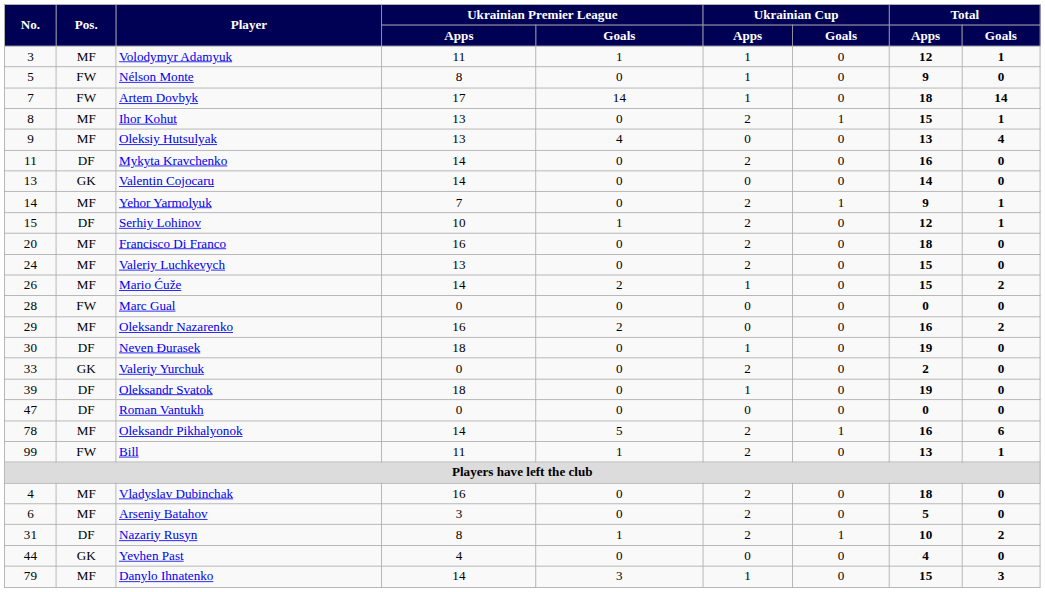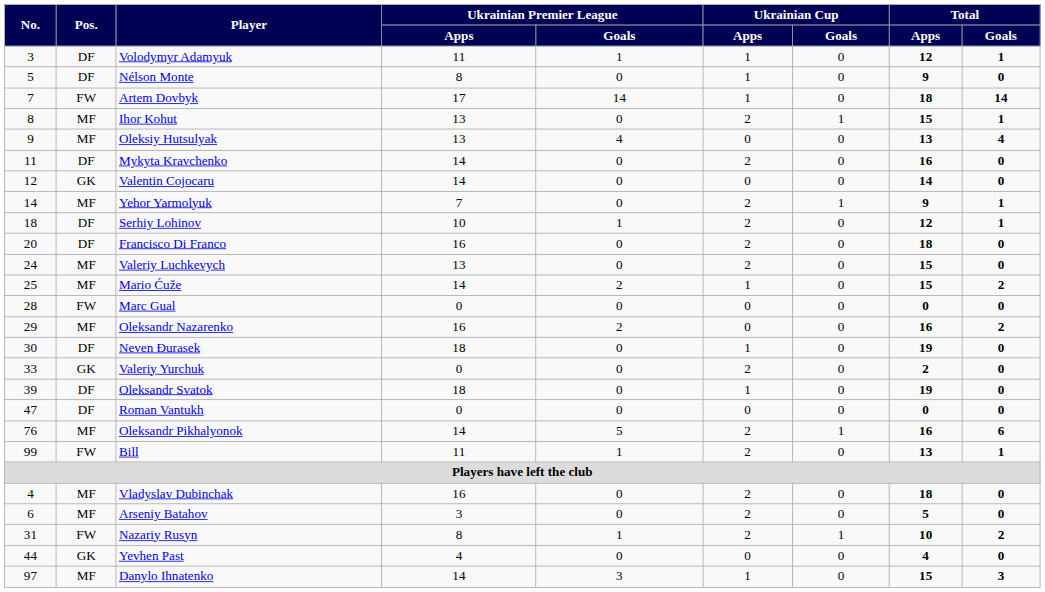(86, 56) MF -> (86, 56) DF
(86, 77) FW -> (86, 77) DF
(30, 181) 13 -> (30, 181) 12
(30, 222) 15 -> (30, 222) 18
(86, 243) MF -> (86, 243) DF
(30, 285) 26 -> (30, 285) 25
(30, 431) 78 -> (30, 431) 76
(86, 535) DF -> (86, 535) FW
(30, 576) 79 -> (30, 576) 97
